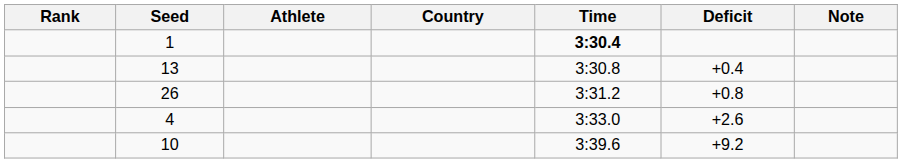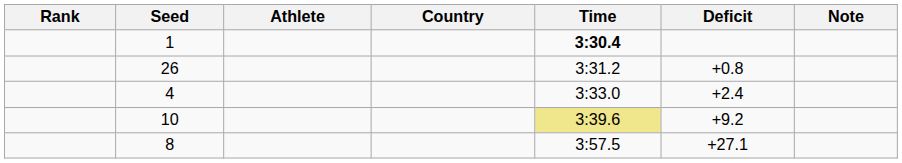- row: (170, 68)
(728, 119) +2.6 -> (728, 94) +2.4
(598, 145) no background -> (598, 119) khaki background
+ row: (170, 145)
